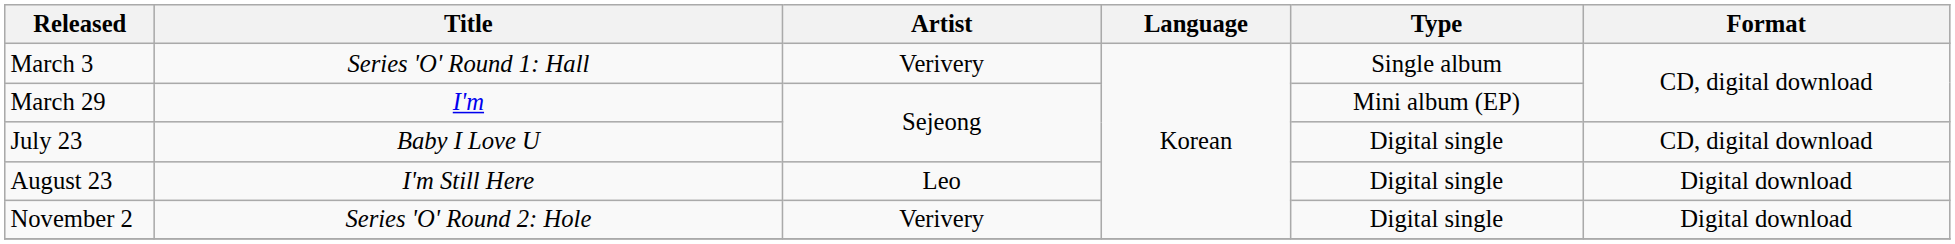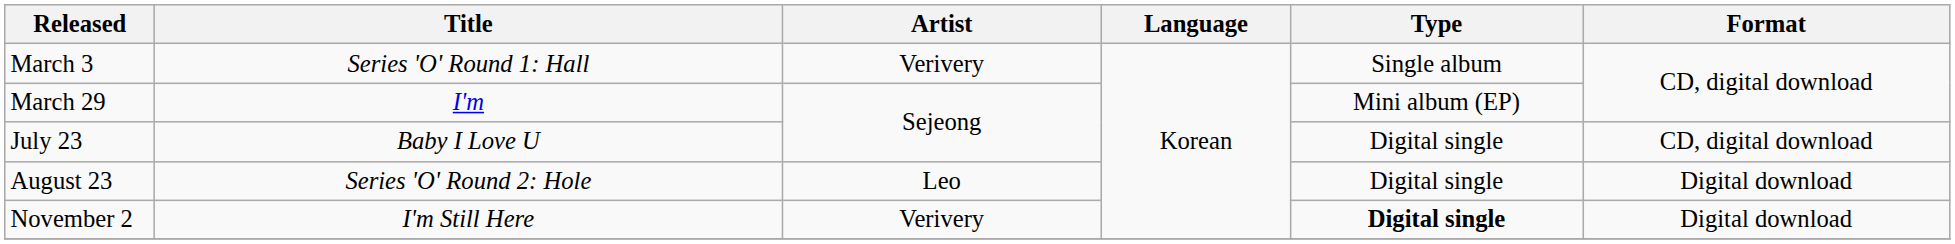(468, 180) I'm Still Here -> (468, 180) Series 'O' Round 2: Hole
(468, 219) Series 'O' Round 2: Hole -> (468, 219) I'm Still Here
(1437, 219) normal -> (1437, 219) bold
